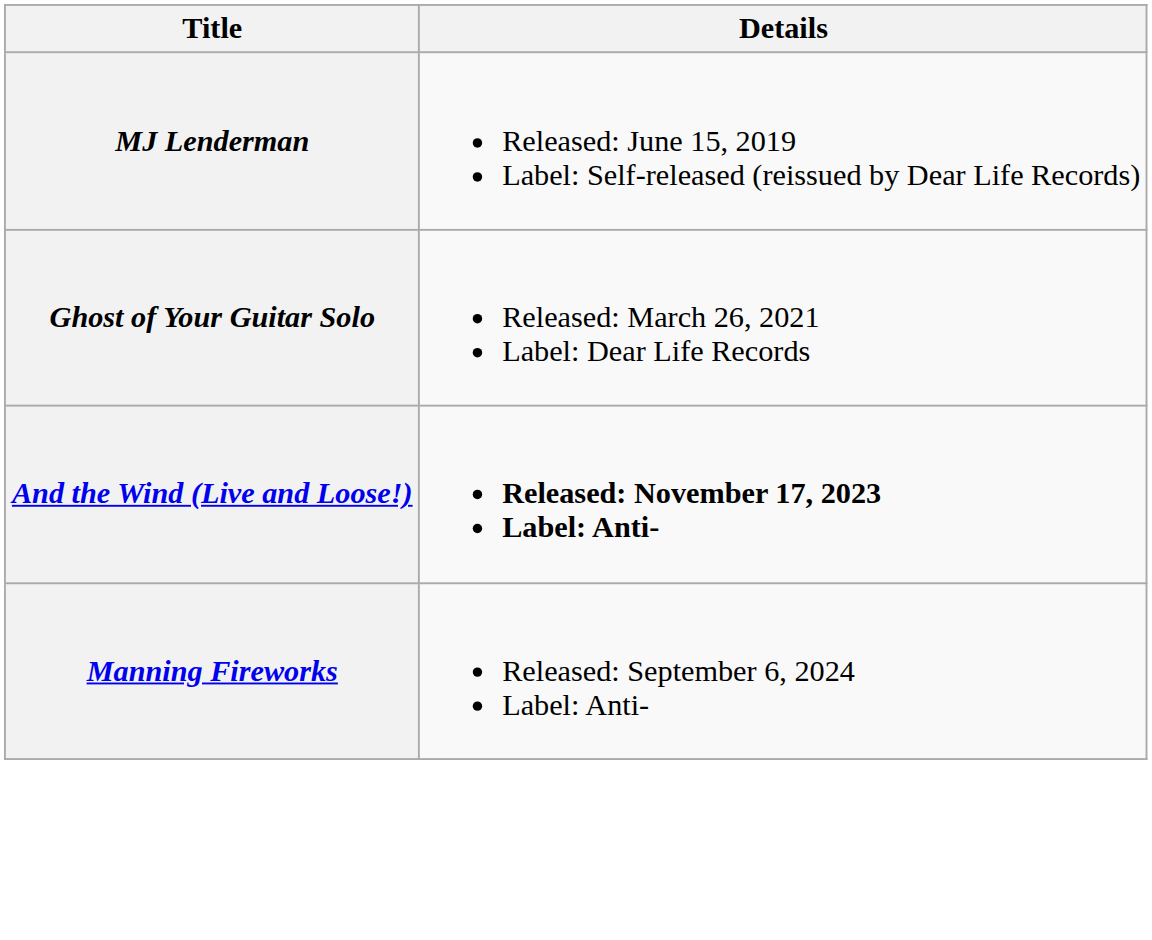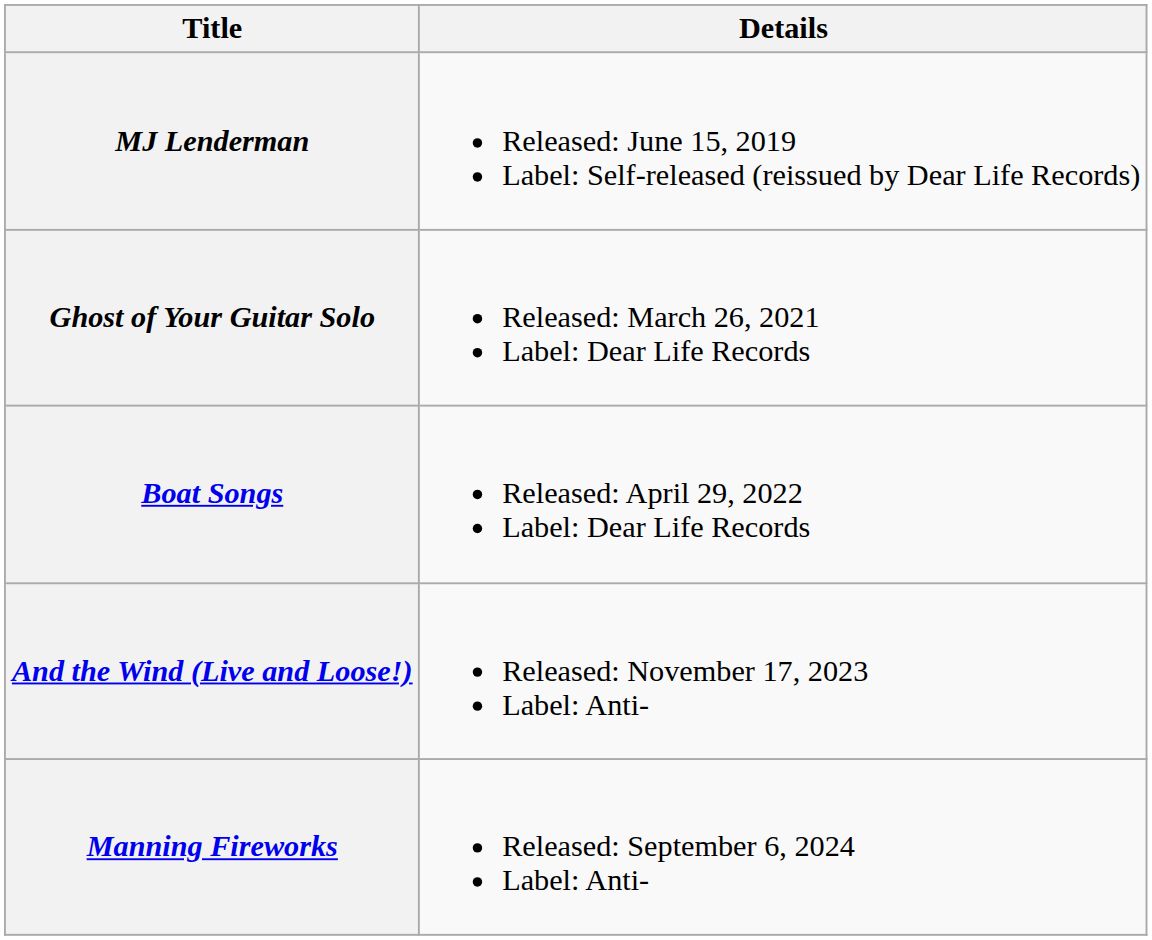+ row: (212, 493)
(783, 511) bold -> (783, 688) normal
